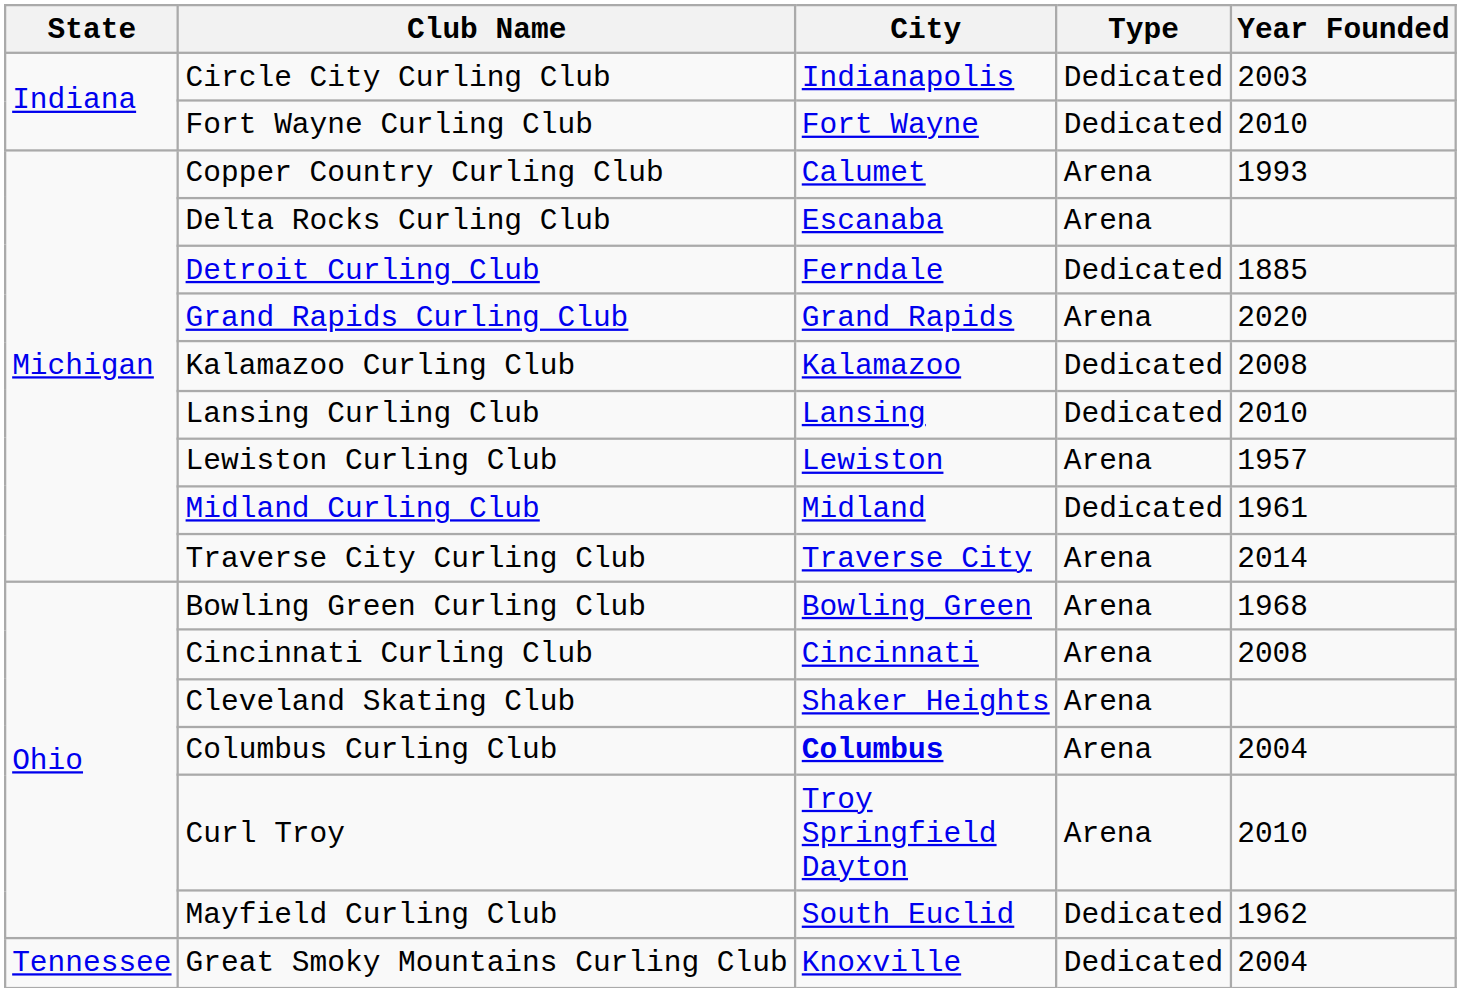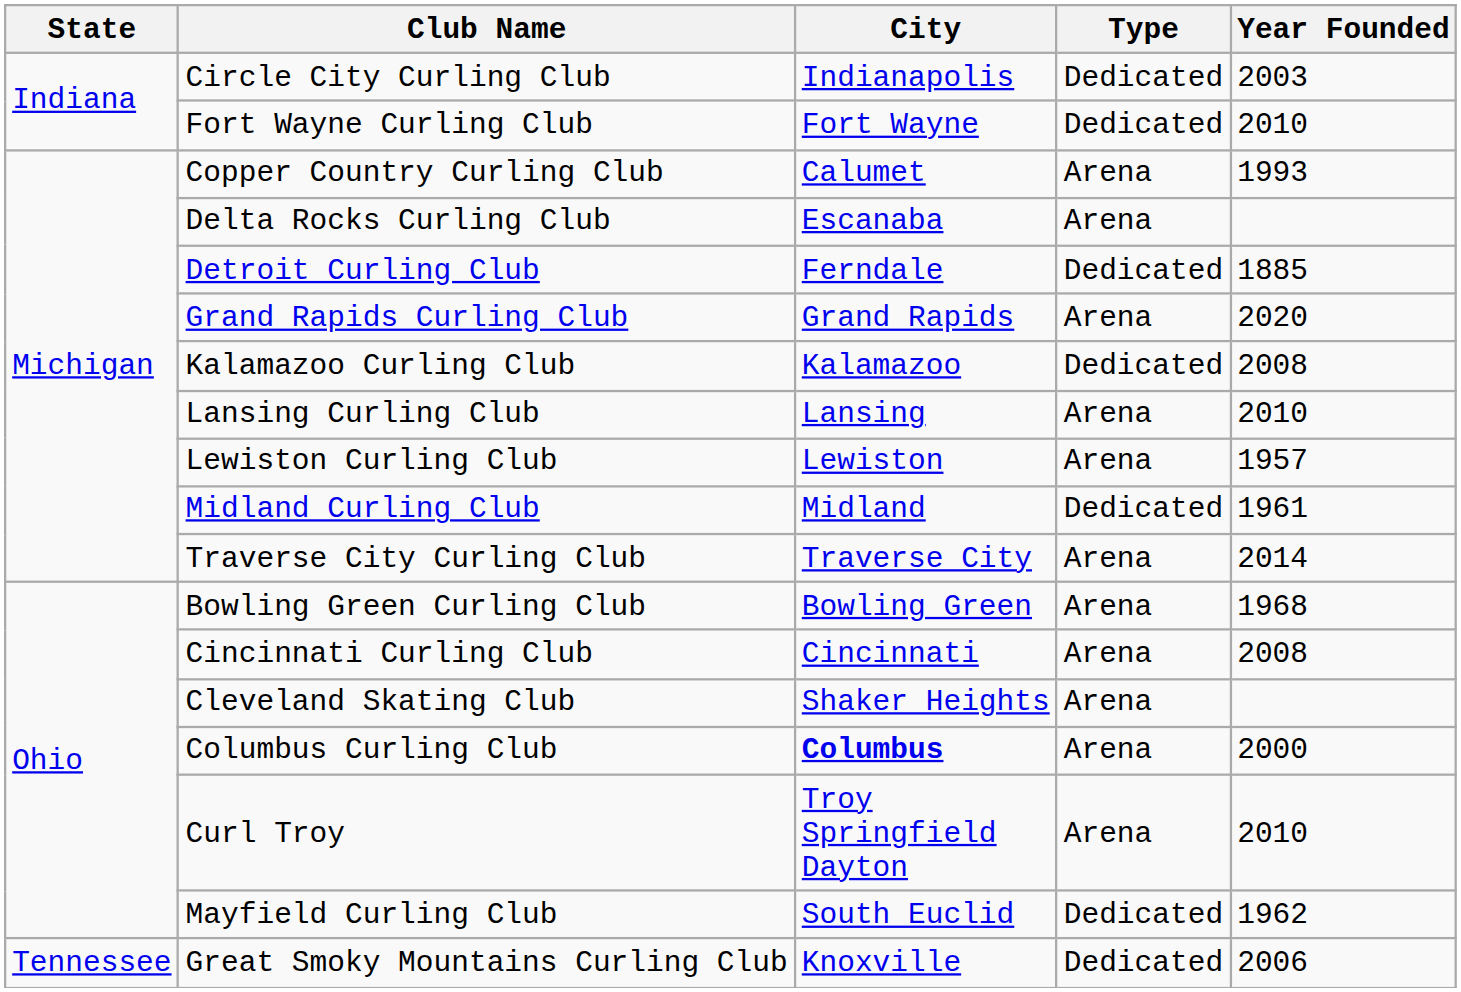(1143, 414) Dedicated -> (1108, 414) Arena
(1273, 751) 2004 -> (1273, 751) 2000
(1273, 963) 2004 -> (1273, 963) 2006
